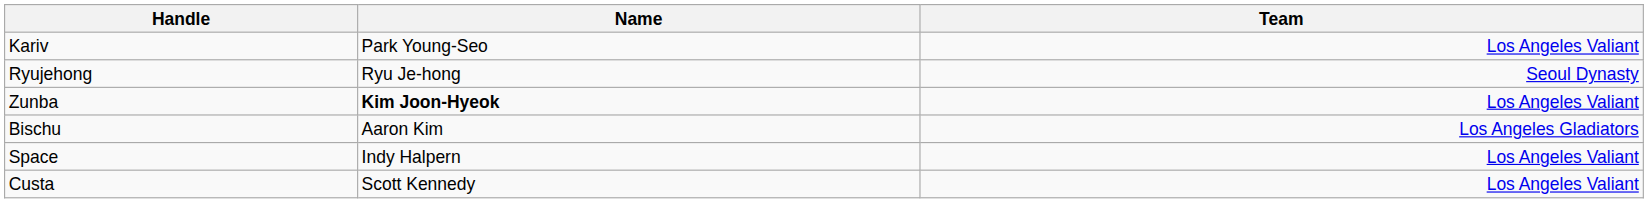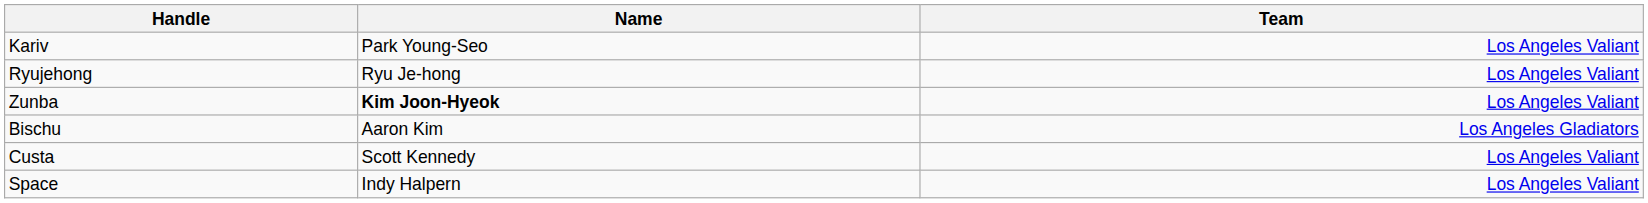(1582, 74) Seoul Dynasty -> (1563, 74) Los Angeles Valiant
rows swapped: (31, 185) <-> (33, 157)
